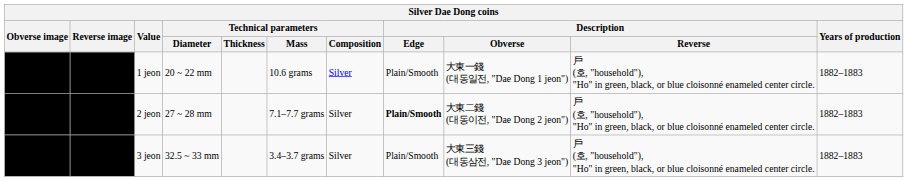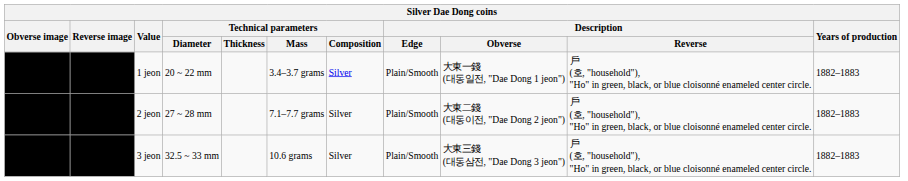(291, 73) 10.6 grams -> (297, 73) 3.4–3.7 grams
(414, 114) bold -> (412, 114) normal
(297, 156) 3.4–3.7 grams -> (291, 156) 10.6 grams
